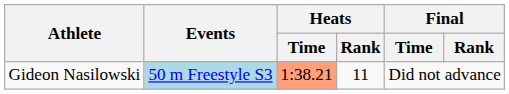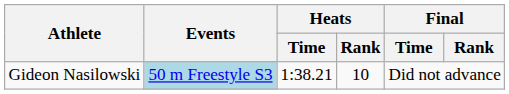(307, 75) lightsalmon background -> (307, 75) no background
(360, 75) 11 -> (360, 75) 10
